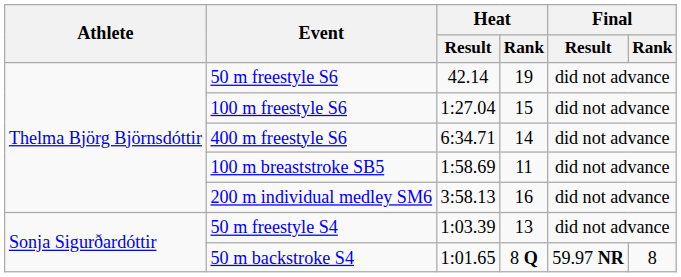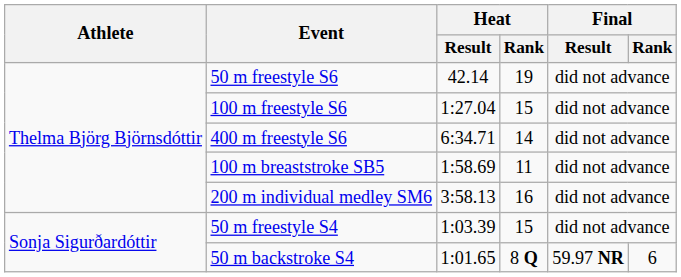(524, 227) 13 -> (524, 227) 15
(652, 257) 8 -> (652, 257) 6
